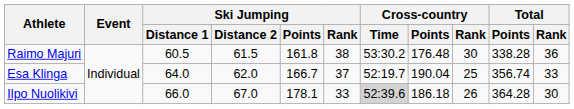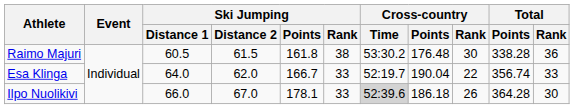(342, 74) 37 -> (342, 74) 33
(471, 74) 25 -> (471, 74) 22
